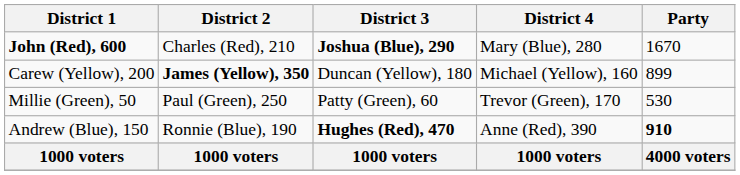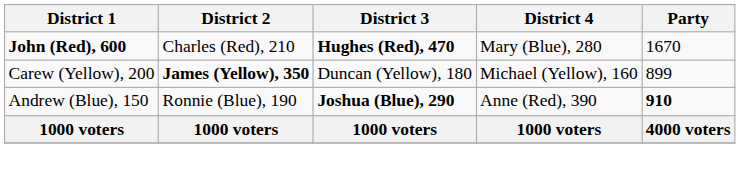(386, 45) Joshua (Blue), 290 -> (386, 45) Hughes (Red), 470
- row: (72, 101)
(386, 128) Hughes (Red), 470 -> (386, 101) Joshua (Blue), 290
